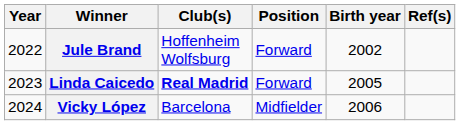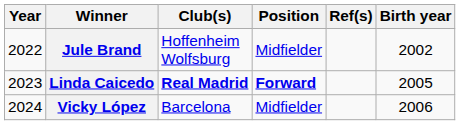columns swapped: (365, 16) <-> (430, 16)
(284, 49) Forward -> (289, 49) Midfielder
(284, 82) normal -> (286, 82) bold
